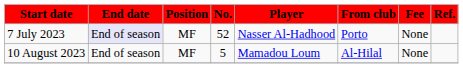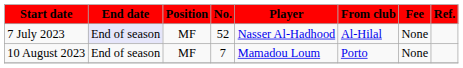(354, 33) Porto -> (361, 33) Al-Hilal
(223, 53) 5 -> (223, 53) 7
(361, 53) Al-Hilal -> (354, 53) Porto
